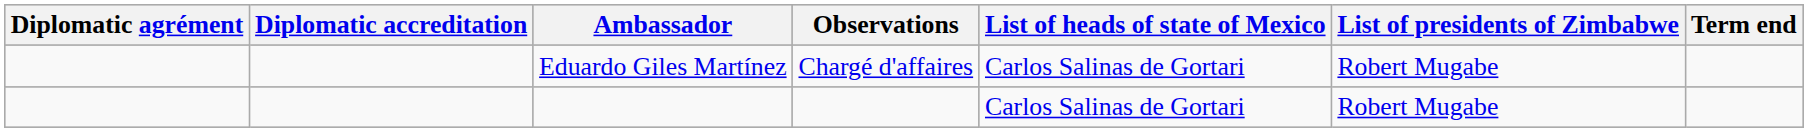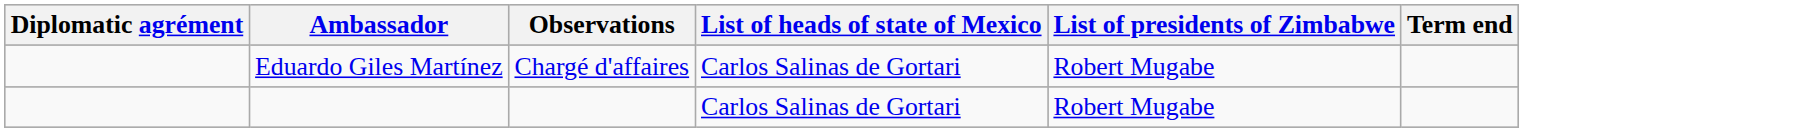- column: (391, 24)
